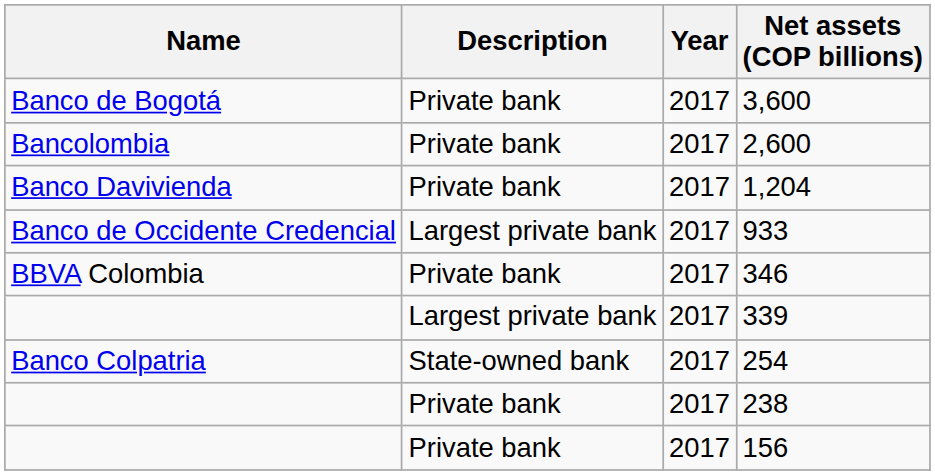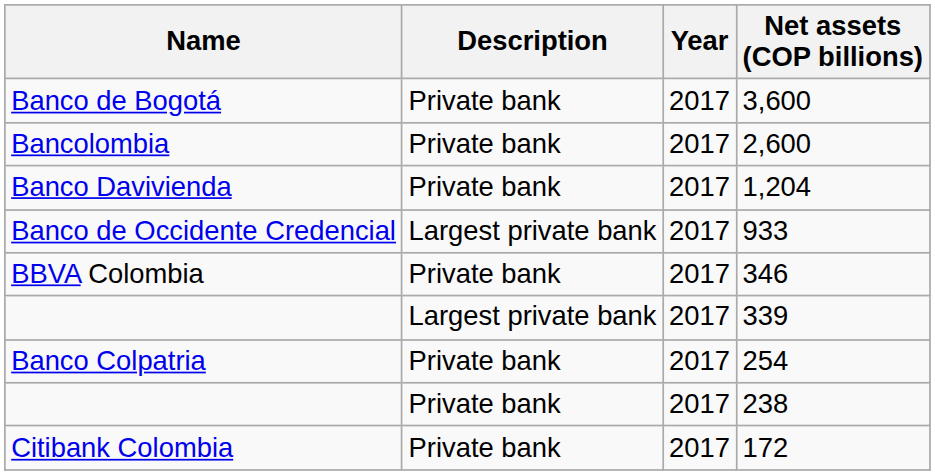(519, 360) State-owned bank -> (485, 360) Private bank
+ row: (765, 447)
- row: (765, 447)
